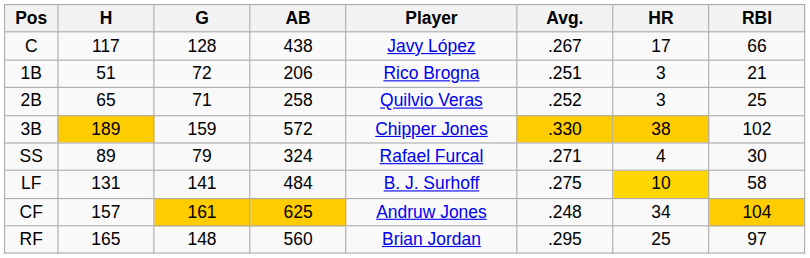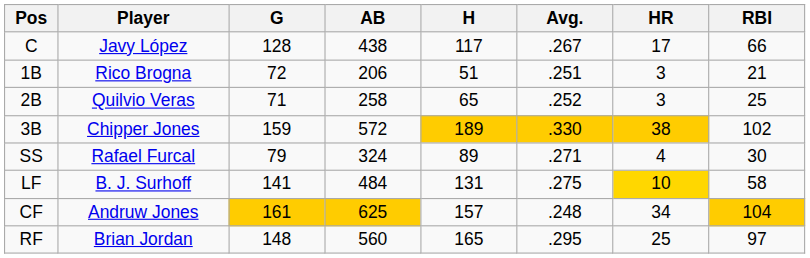columns swapped: (431, 18) <-> (106, 18)
